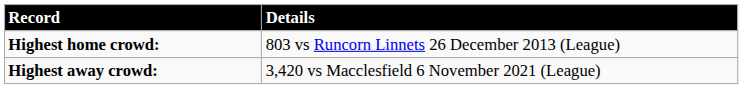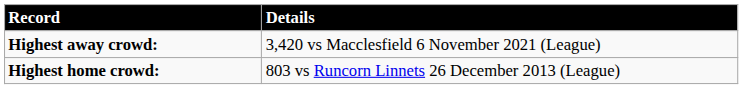rows swapped: (84, 44) <-> (83, 70)
